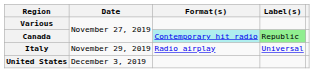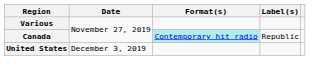(280, 36) lightgreen background -> (280, 36) no background
- row: (37, 49)
